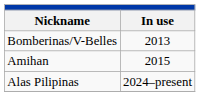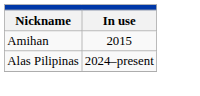- row: (62, 40)
